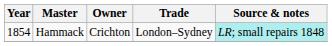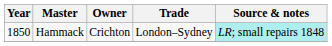(19, 32) 1854 -> (19, 32) 1850
